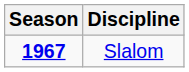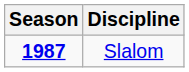(44, 50) 1967 -> (44, 50) 1987
